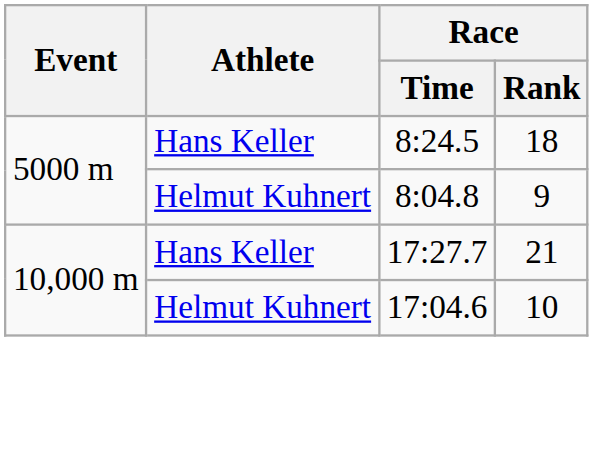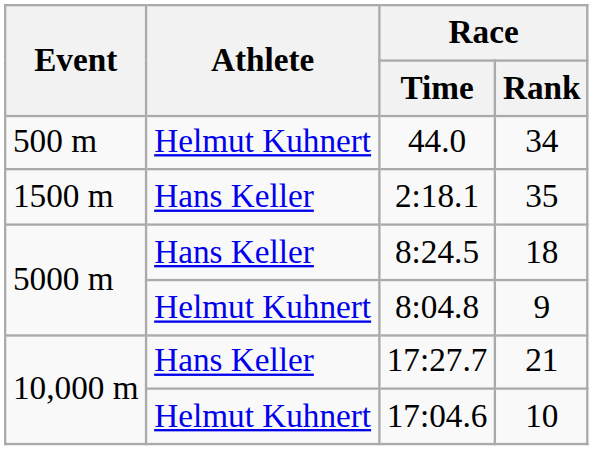+ row: (437, 142)
+ row: (437, 196)
